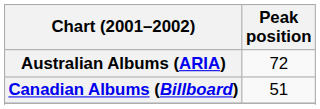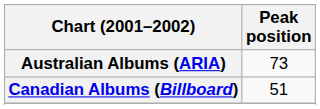(279, 63) 72 -> (279, 63) 73
